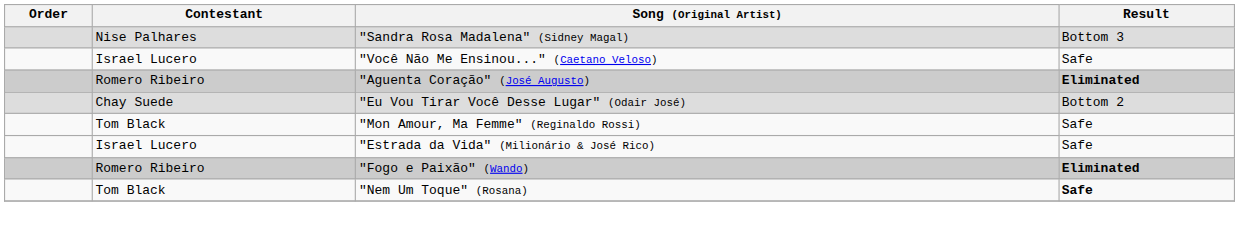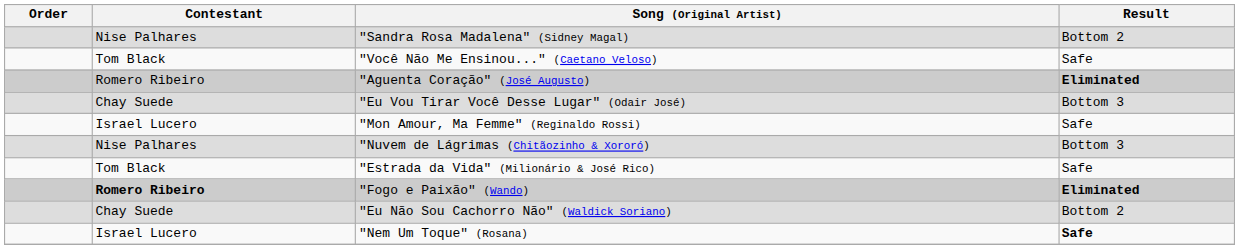(1093, 37) Bottom 3 -> (1093, 37) Bottom 2
(146, 59) Israel Lucero -> (131, 59) Tom Black
(1093, 102) Bottom 2 -> (1093, 102) Bottom 3
(131, 124) Tom Black -> (146, 124) Israel Lucero
+ row: (504, 146)
(146, 146) Israel Lucero -> (131, 168) Tom Black
(150, 168) normal -> (150, 190) bold
+ row: (515, 212)
(131, 190) Tom Black -> (146, 233) Israel Lucero
